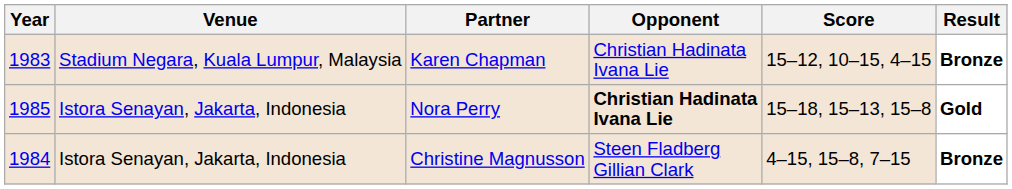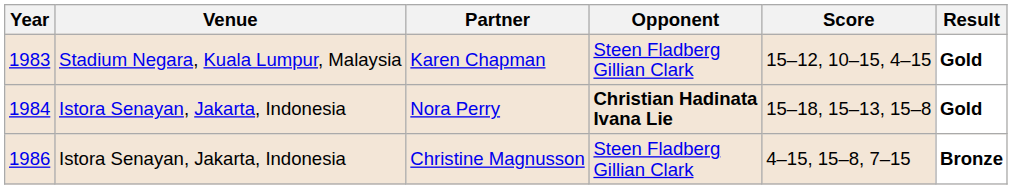(670, 59) Christian Hadinata Ivana Lie -> (657, 59) Steen Fladberg Gillian Clark
(972, 59) Bronze -> (961, 59) Gold
(30, 109) 1985 -> (30, 109) 1984
(30, 159) 1984 -> (30, 159) 1986
